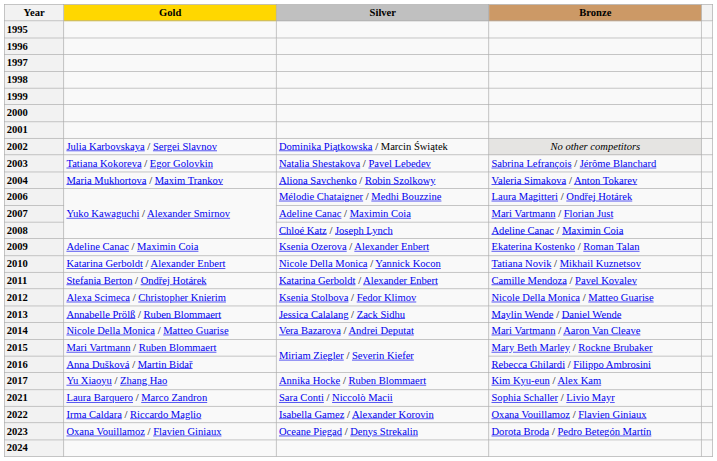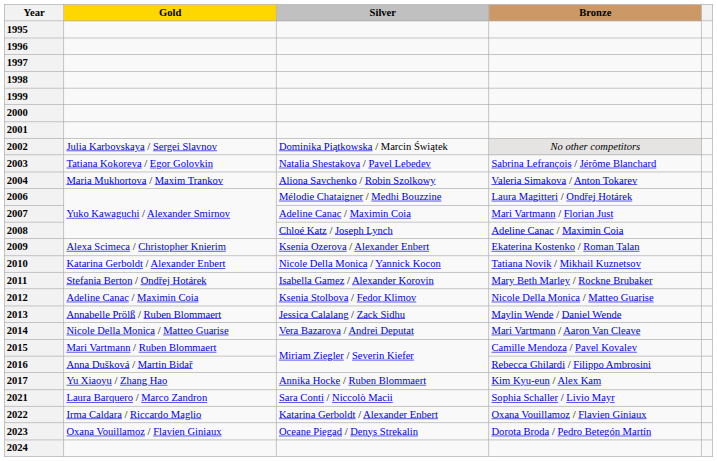(132, 247) Adeline Canac / Maximin Coia -> (146, 247) Alexa Scimeca / Christopher Knierim
(358, 280) Katarina Gerboldt / Alexander Enbert -> (356, 280) Isabella Gamez / Alexander Korovin
(564, 280) Camille Mendoza / Pavel Kovalev -> (572, 280) Mary Beth Marley / Rockne Brubaker
(146, 297) Alexa Scimeca / Christopher Knierim -> (132, 297) Adeline Canac / Maximin Coia
(572, 347) Mary Beth Marley / Rockne Brubaker -> (564, 347) Camille Mendoza / Pavel Kovalev
(356, 414) Isabella Gamez / Alexander Korovin -> (358, 414) Katarina Gerboldt / Alexander Enbert
